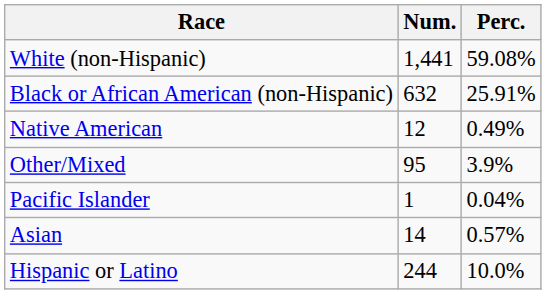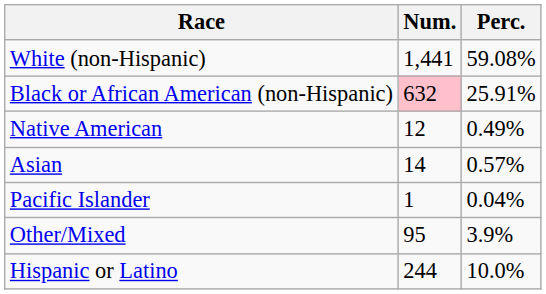(420, 93) no background -> (420, 93) pink background
rows swapped: (36, 235) <-> (68, 164)
